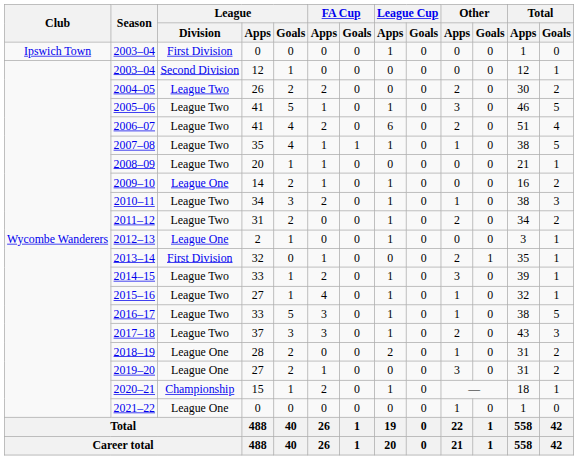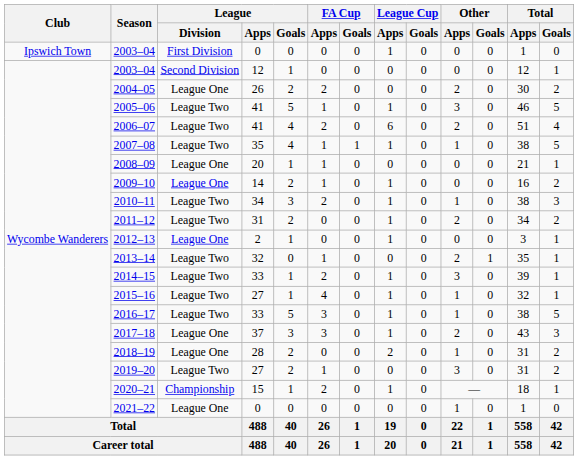(200, 88) League Two -> (200, 88) League One
(200, 164) League Two -> (200, 164) League One
(200, 257) First Division -> (200, 257) League Two
(200, 333) League Two -> (200, 333) League One
(200, 370) League One -> (200, 370) League Two
